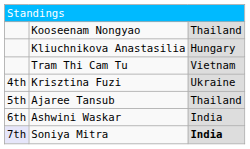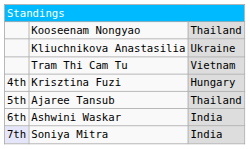(213, 48) Hungary -> (213, 48) Ukraine
(213, 83) Ukraine -> (213, 83) Hungary
(206, 135) bold -> (206, 135) normal
